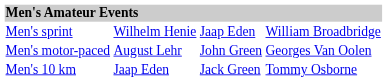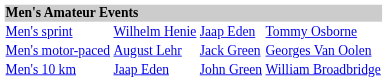(323, 31) William Broadbridge -> (311, 31) Tommy Osborne
(231, 50) John Green -> (230, 50) Jack Green
(230, 69) Jack Green -> (231, 69) John Green
(311, 69) Tommy Osborne -> (323, 69) William Broadbridge
